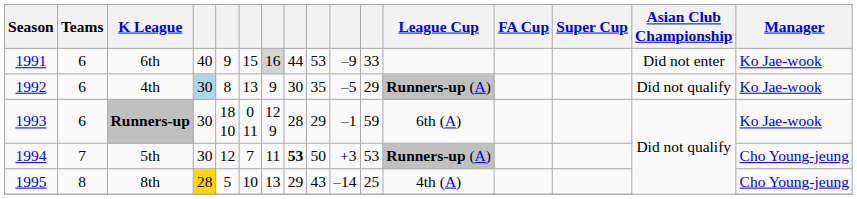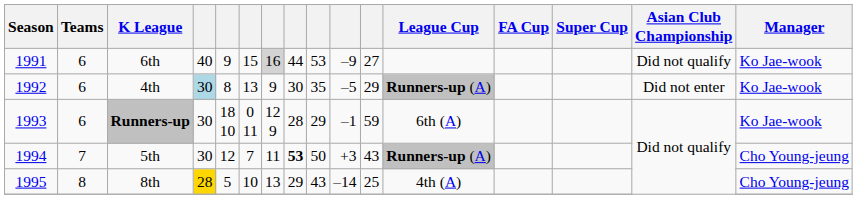(371, 61) 33 -> (371, 61) 27
(684, 61) Did not enter -> (684, 61) Did not qualify
(684, 86) Did not qualify -> (684, 86) Did not enter
(371, 156) 53 -> (371, 156) 43
